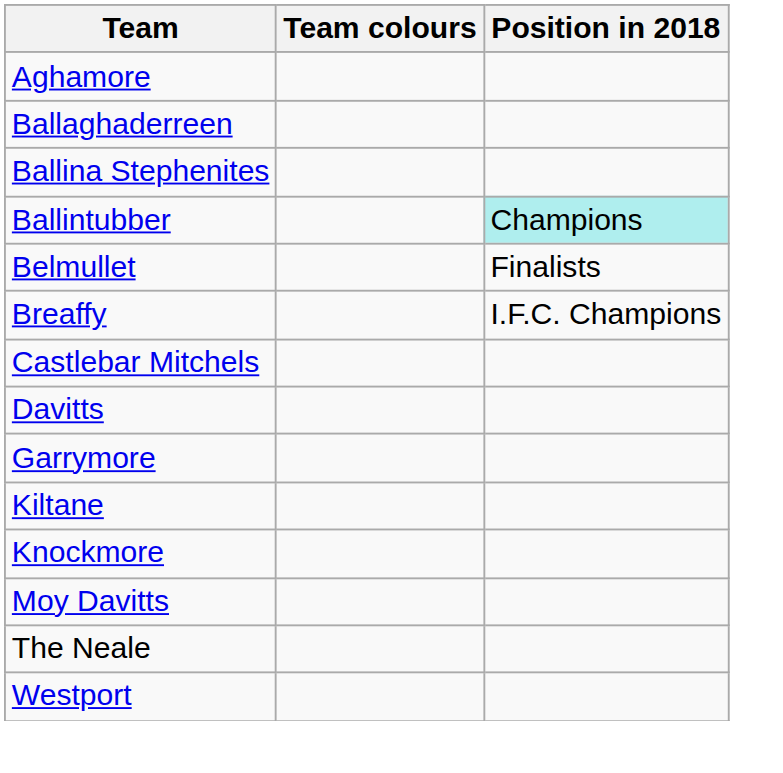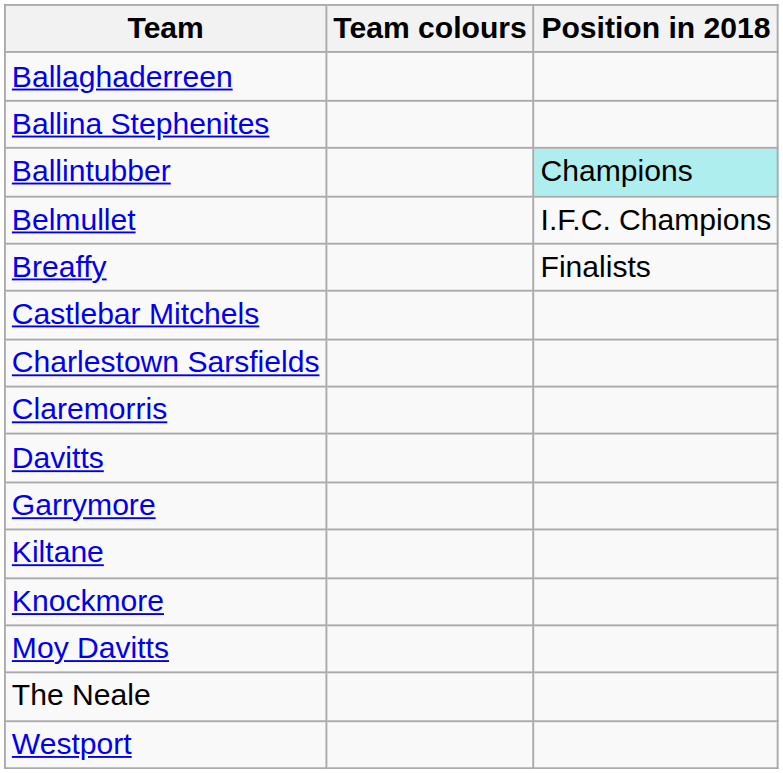- row: (81, 76)
(546, 266) Finalists -> (656, 219) I.F.C. Champions
(606, 314) I.F.C. Champions -> (596, 266) Finalists
+ row: (166, 362)
+ row: (90, 409)
